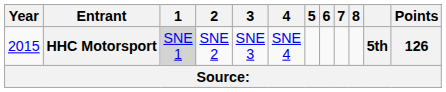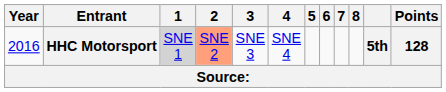(24, 46) 2015 -> (24, 46) 2016
(214, 46) no background -> (214, 46) lightsalmon background
(417, 46) 126 -> (417, 46) 128
